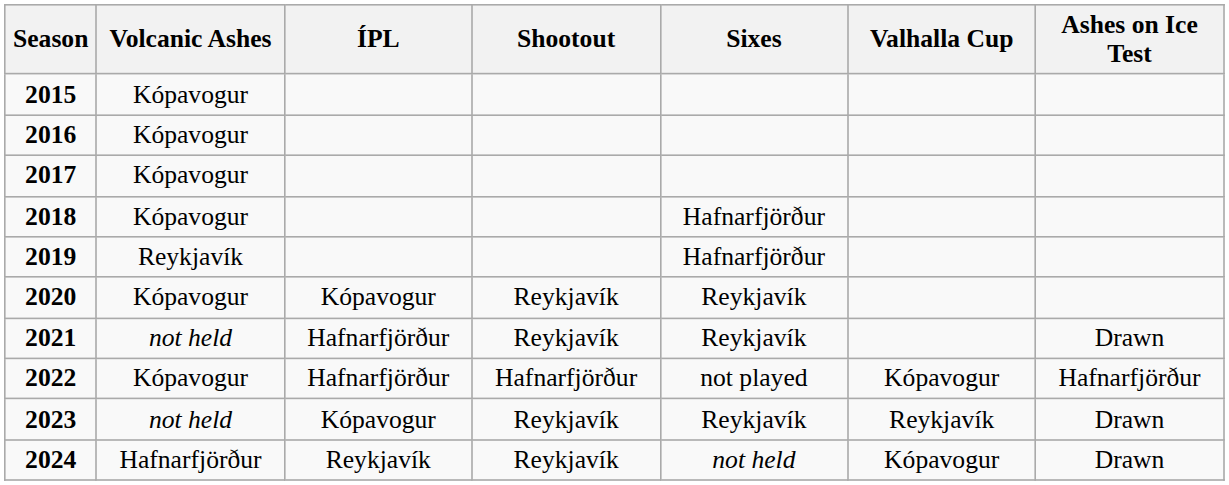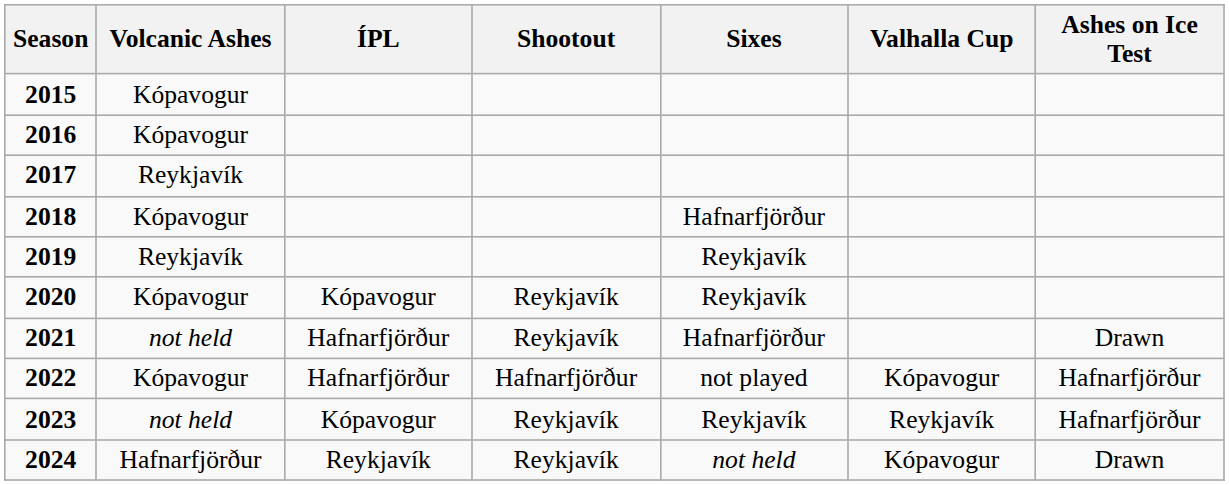(190, 175) Kópavogur -> (190, 175) Reykjavík
(754, 256) Hafnarfjörður -> (754, 256) Reykjavík
(754, 337) Reykjavík -> (754, 337) Hafnarfjörður
(1129, 418) Drawn -> (1130, 418) Hafnarfjörður
